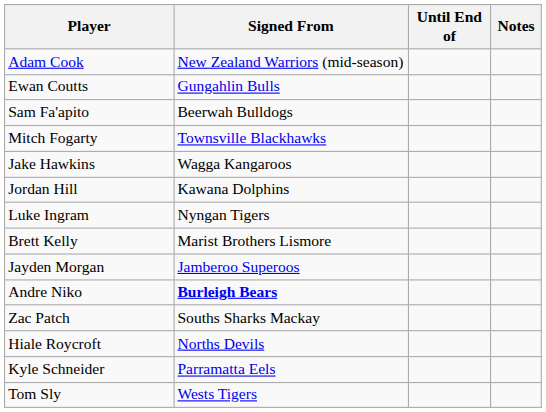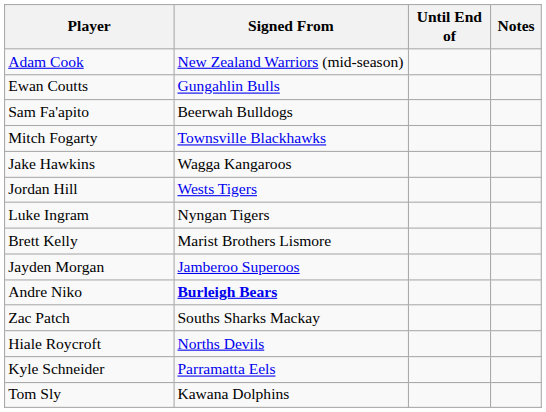(233, 189) Kawana Dolphins -> (217, 189) Wests Tigers
(217, 395) Wests Tigers -> (233, 395) Kawana Dolphins
